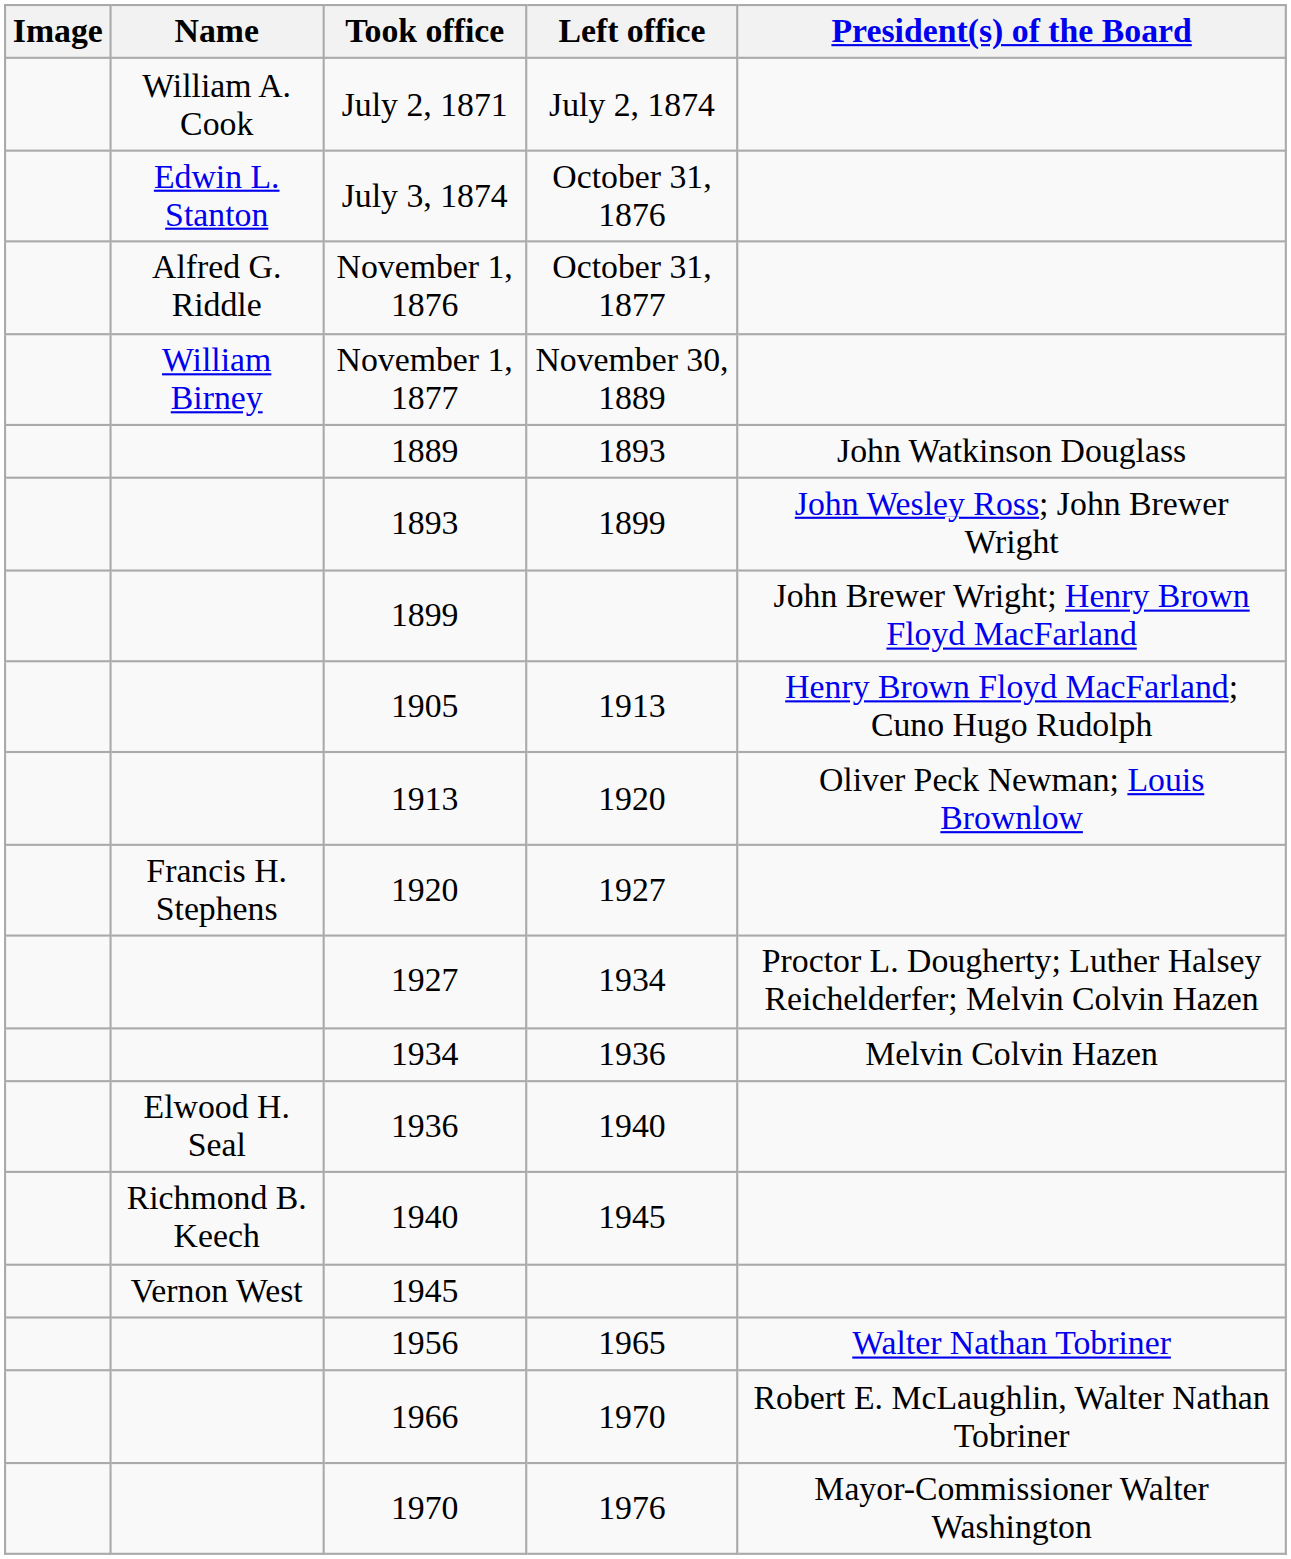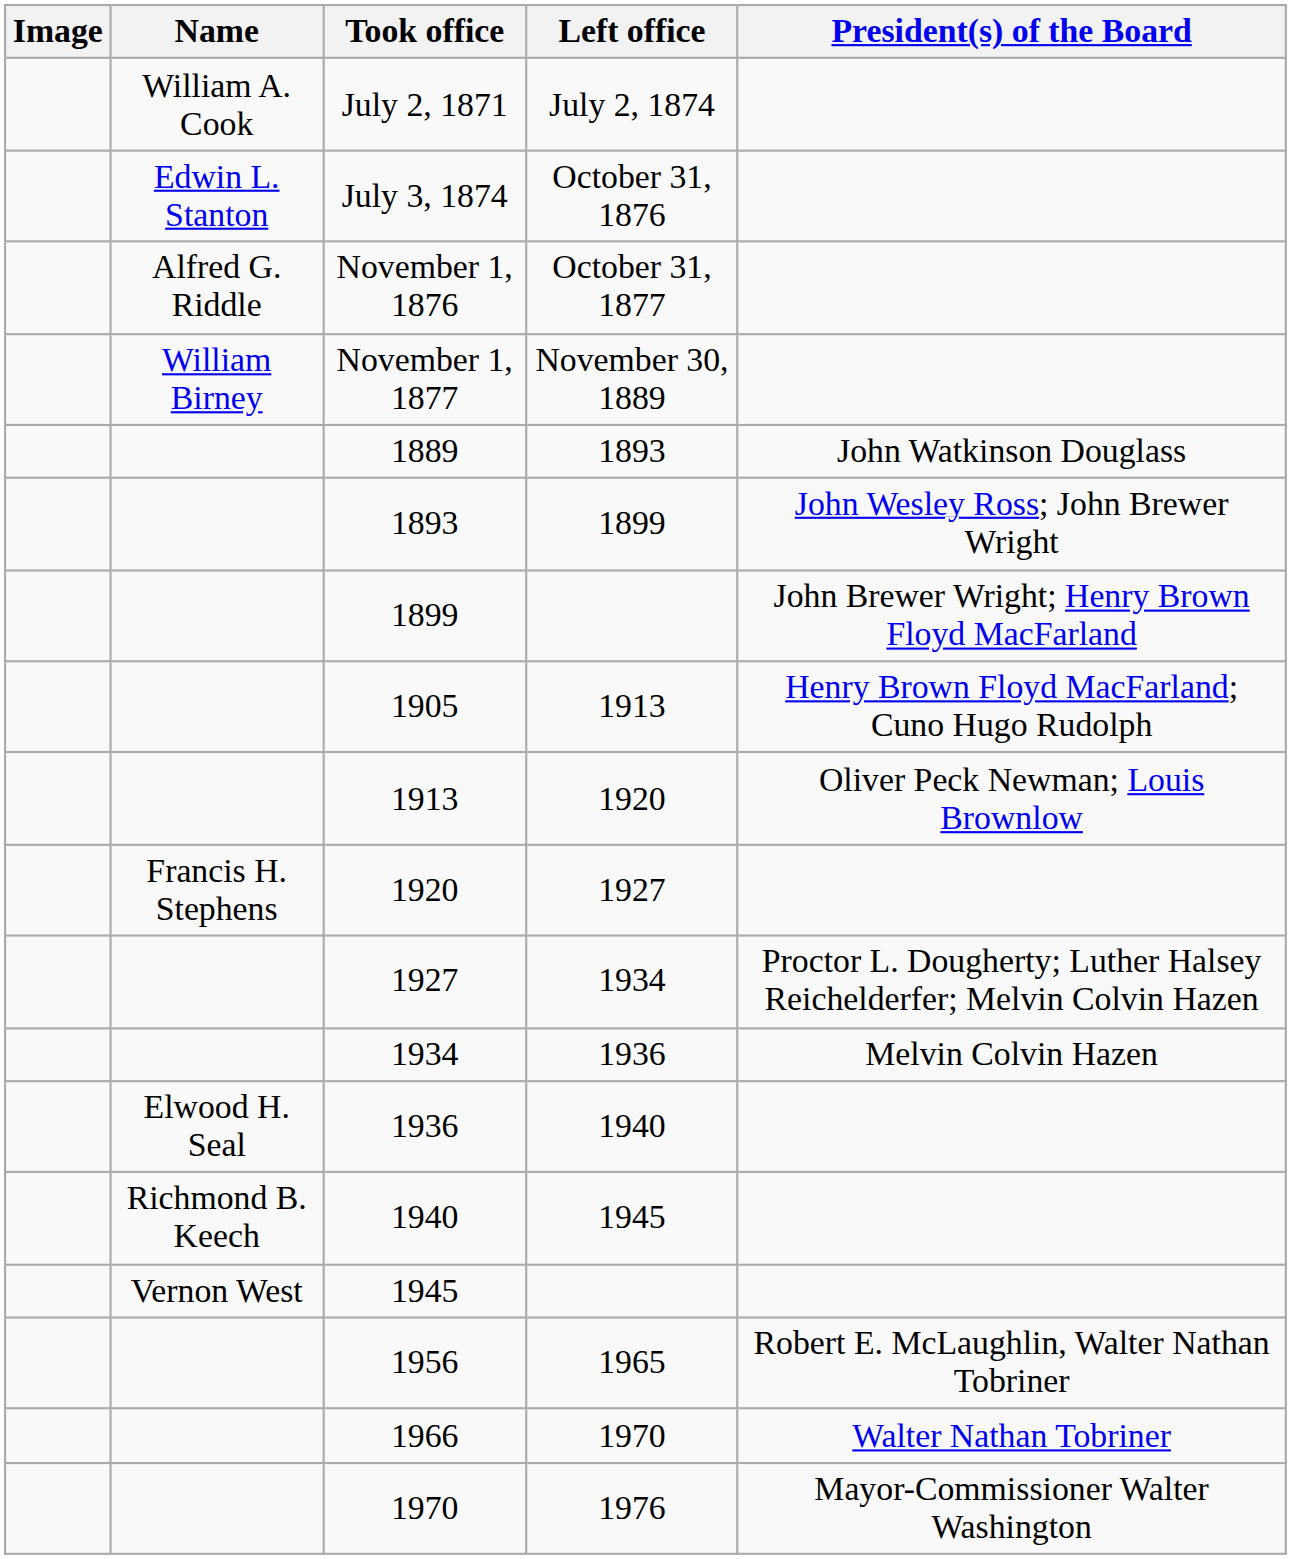(1012, 1343) Walter Nathan Tobriner -> (1012, 1362) Robert E. McLaughlin, Walter Nathan Tobriner
(1012, 1416) Robert E. McLaughlin, Walter Nathan Tobriner -> (1012, 1435) Walter Nathan Tobriner
